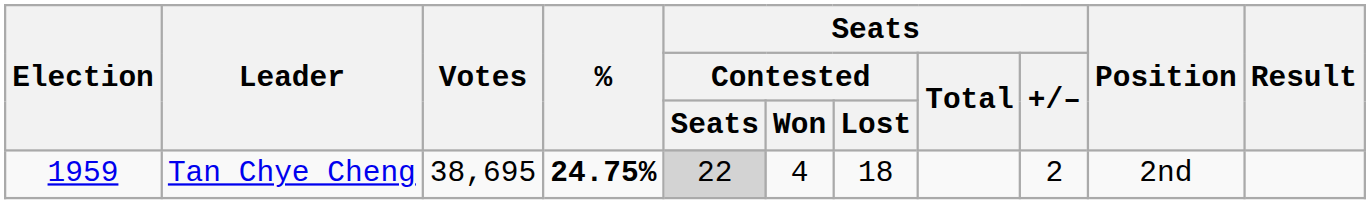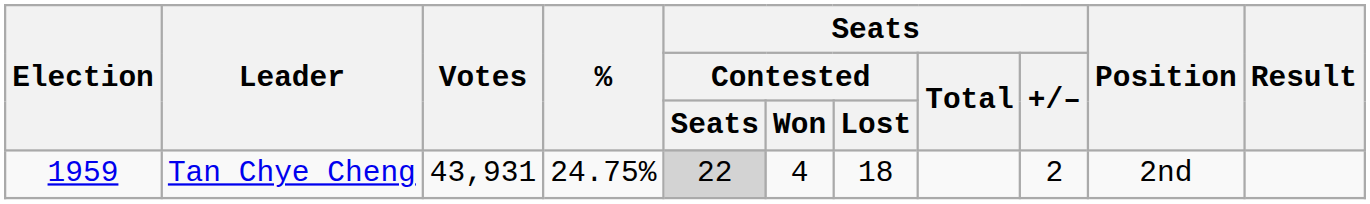(483, 173) 38,695 -> (483, 173) 43,931
(603, 173) bold -> (603, 173) normal
